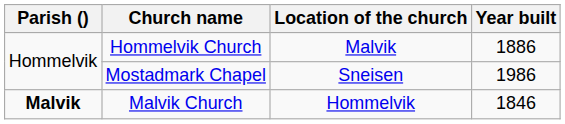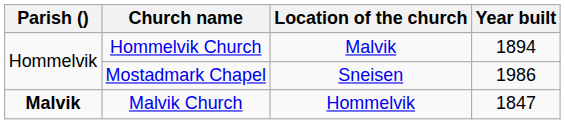(516, 47) 1886 -> (516, 47) 1894
(516, 103) 1846 -> (516, 103) 1847
